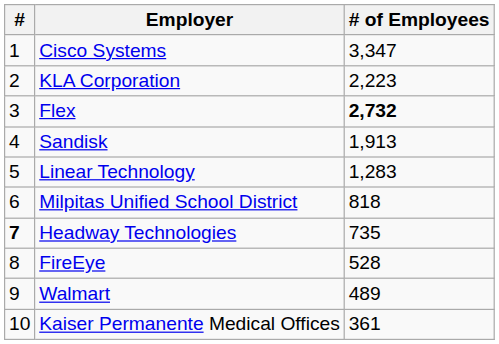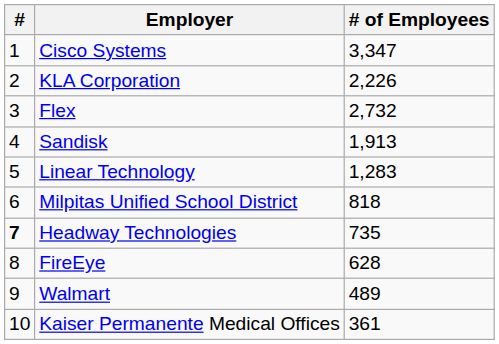(373, 80) 2,223 -> (373, 80) 2,226
(373, 111) bold -> (373, 111) normal
(365, 263) 528 -> (365, 263) 628
